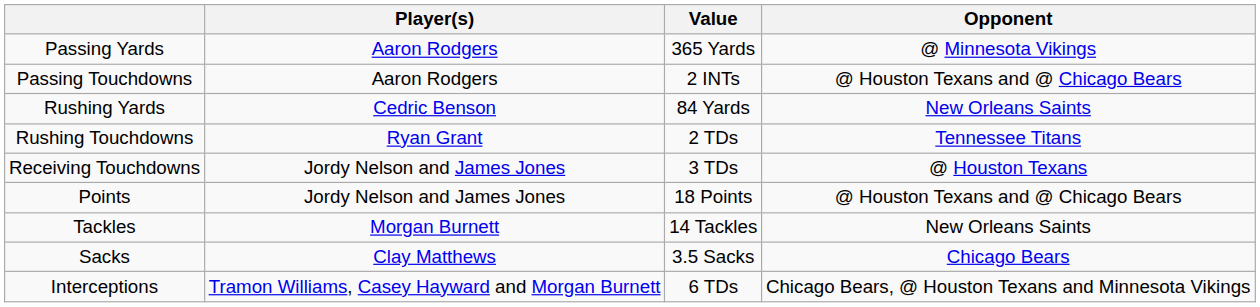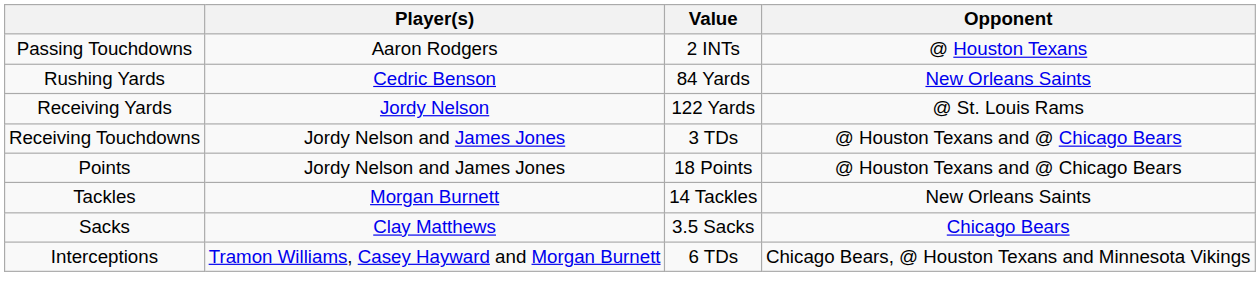- row: (104, 49)
(1008, 78) @ Houston Texans and @ Chicago Bears -> (1008, 49) @ Houston Texans
- row: (104, 138)
+ row: (104, 108)
(1008, 167) @ Houston Texans -> (1008, 138) @ Houston Texans and @ Chicago Bears
